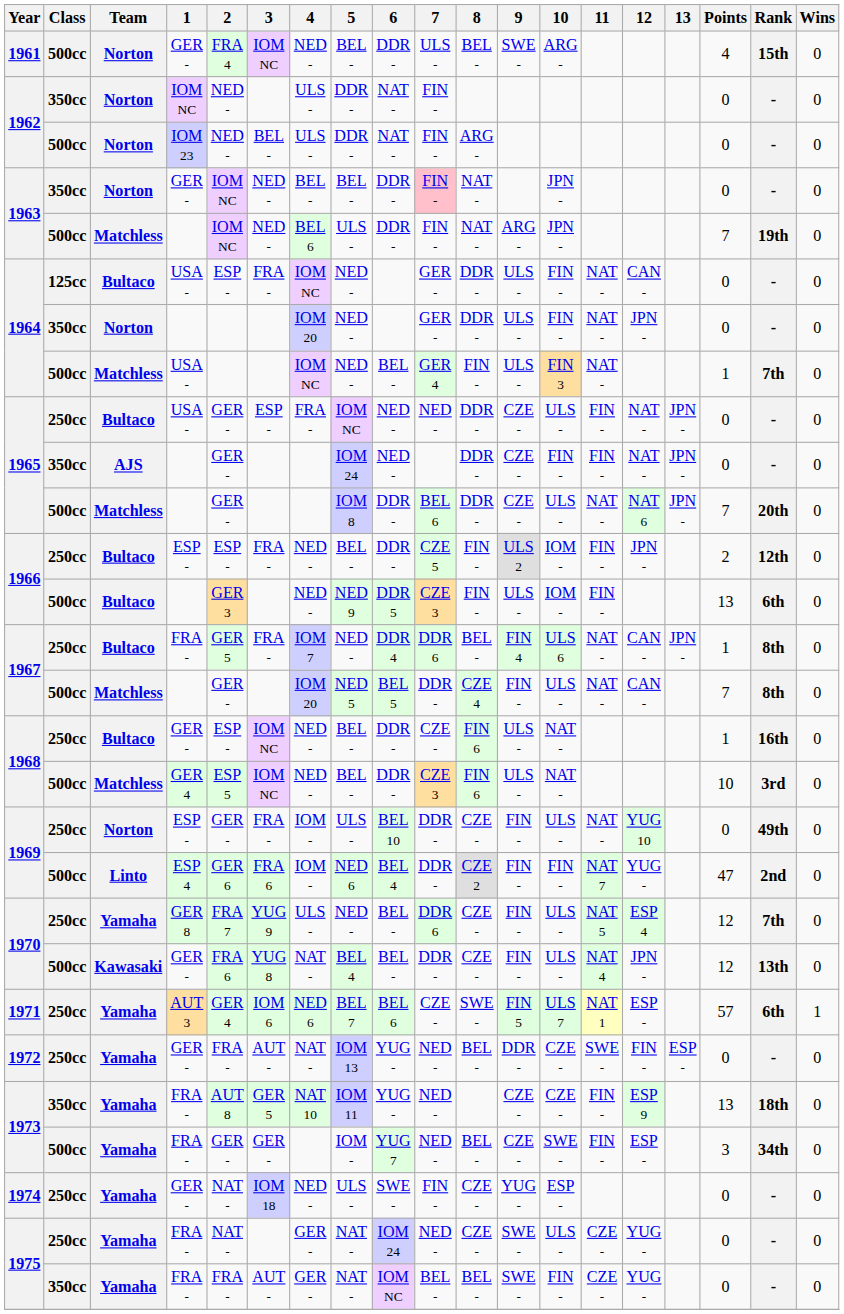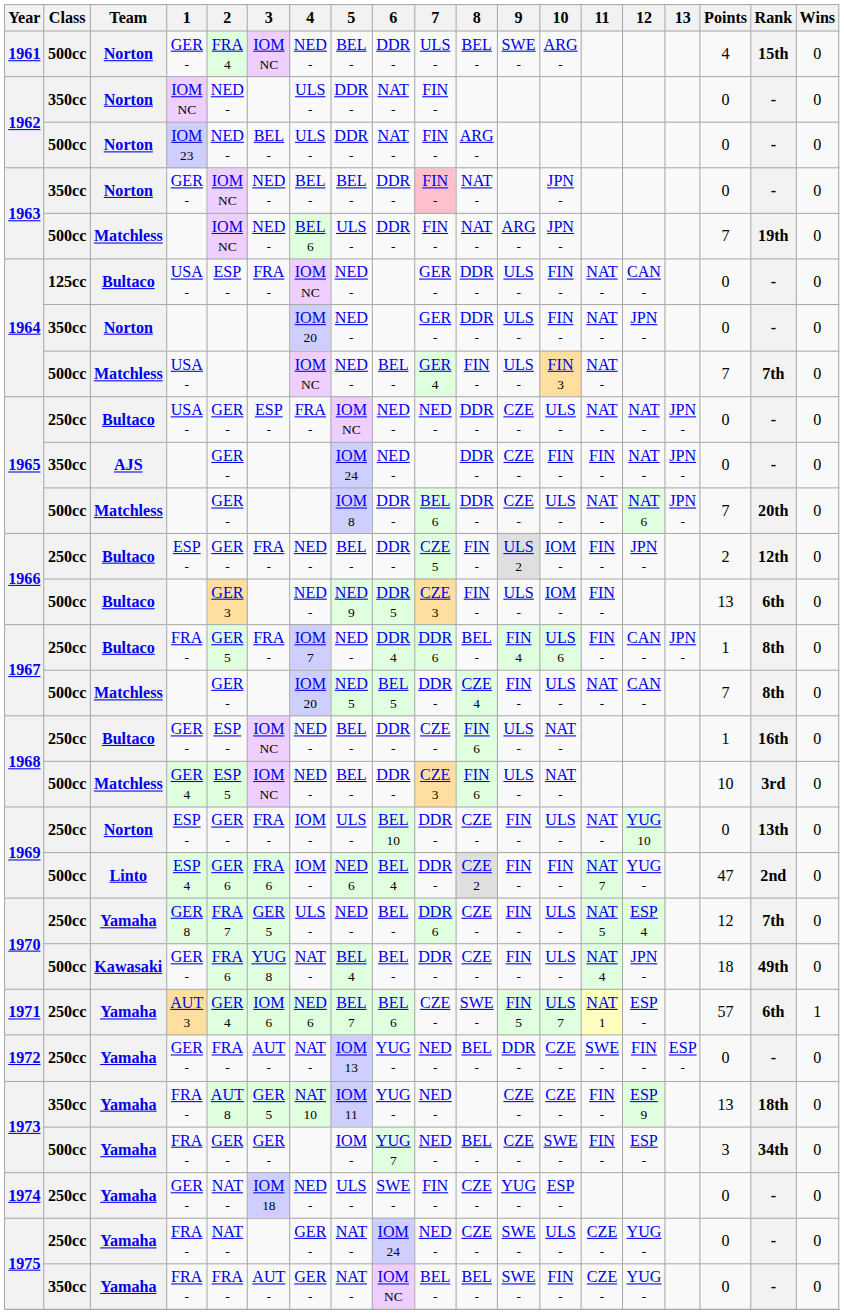(726, 373) 1 -> (726, 373) 7
(602, 419) FIN - -> (602, 419) NAT -
(227, 556) ESP - -> (227, 556) GER -
(602, 647) NAT - -> (602, 647) FIN -
(773, 830) 49th -> (773, 830) 13th
(269, 921) YUG 9 -> (269, 921) GER 5
(726, 967) 12 -> (726, 967) 18
(773, 967) 13th -> (773, 967) 49th
